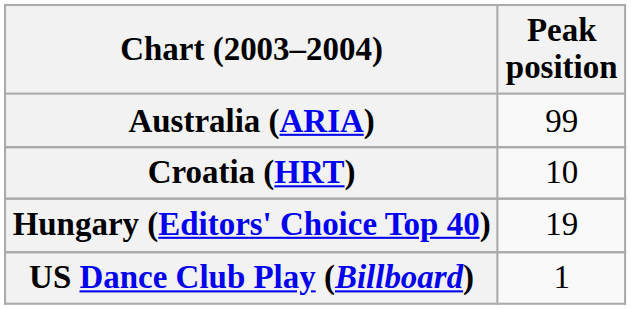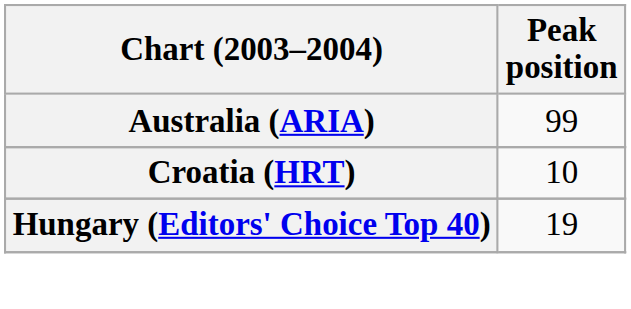- row: (252, 276)
